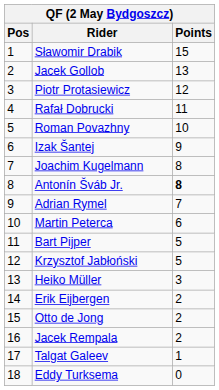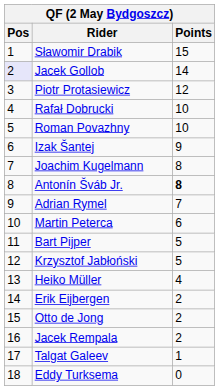(10, 71) no background -> (10, 71) lavender background
(182, 71) 13 -> (182, 71) 14
(181, 109) 11 -> (182, 109) 10
(179, 280) 3 -> (179, 280) 4
